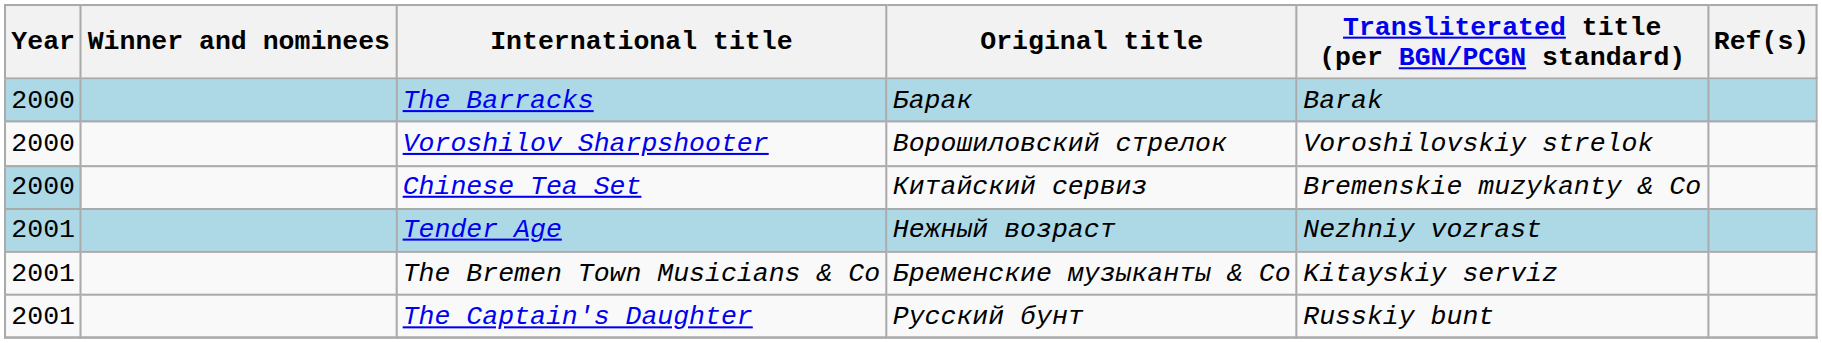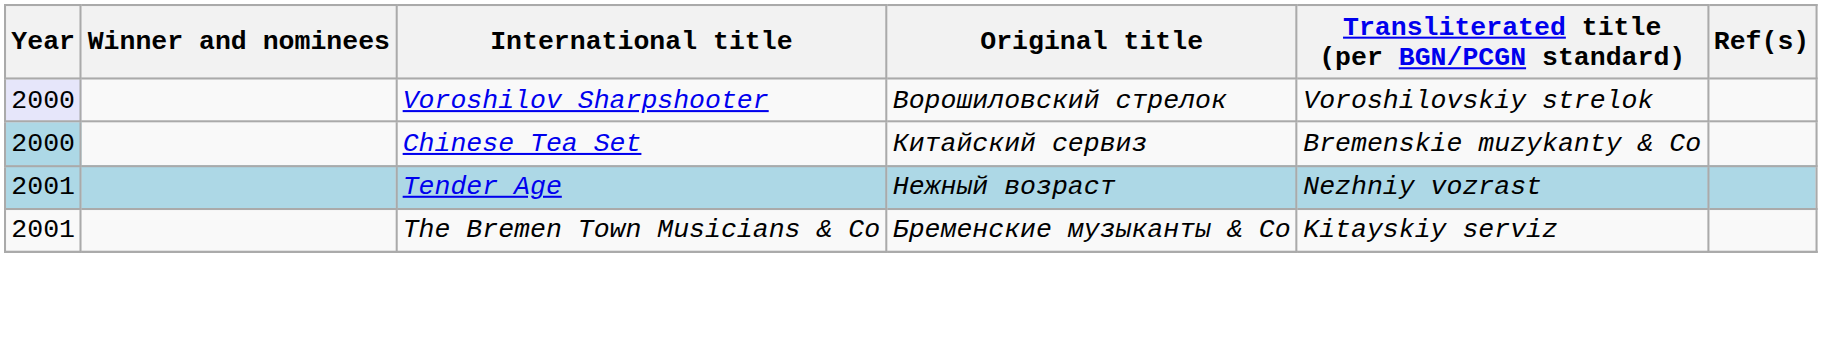- row: (498, 100)
(43, 144) no background -> (43, 100) lavender background
- row: (578, 317)
